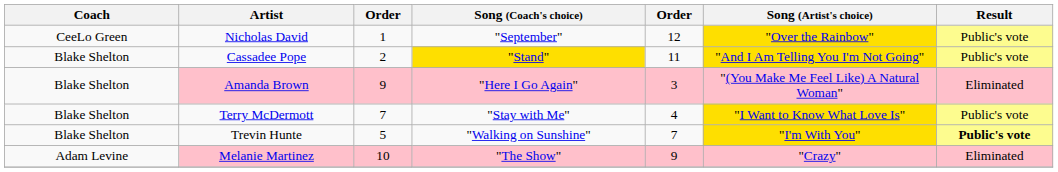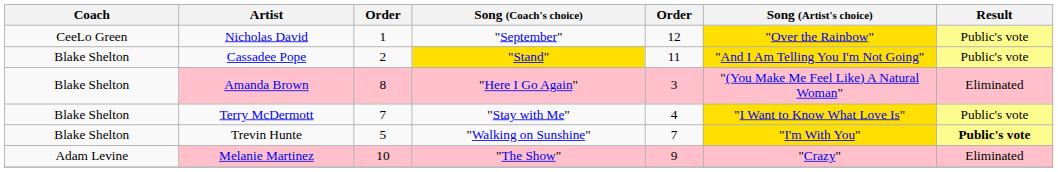(383, 85) 9 -> (383, 85) 8
